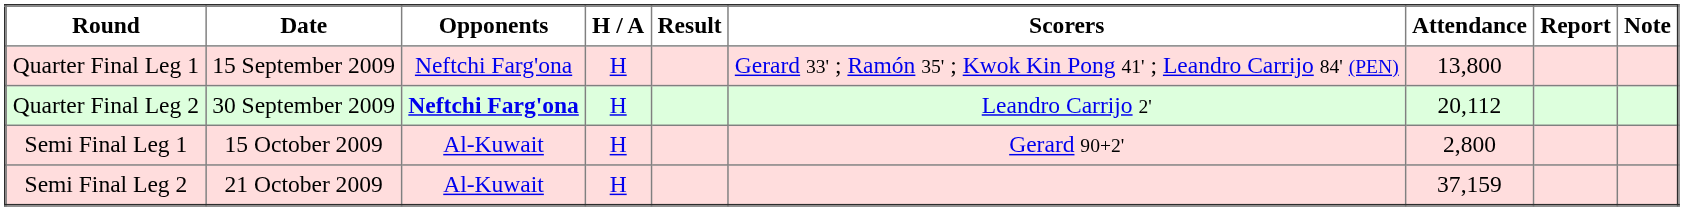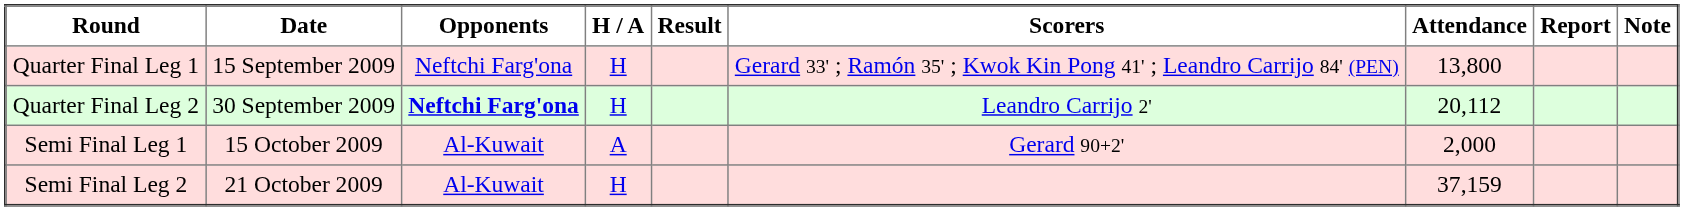(618, 144) H -> (618, 144) A
(1469, 144) 2,800 -> (1469, 144) 2,000
